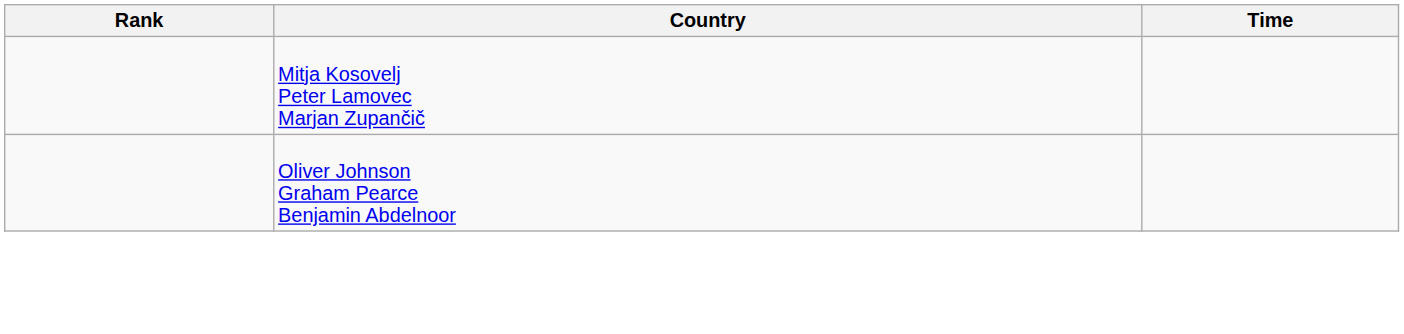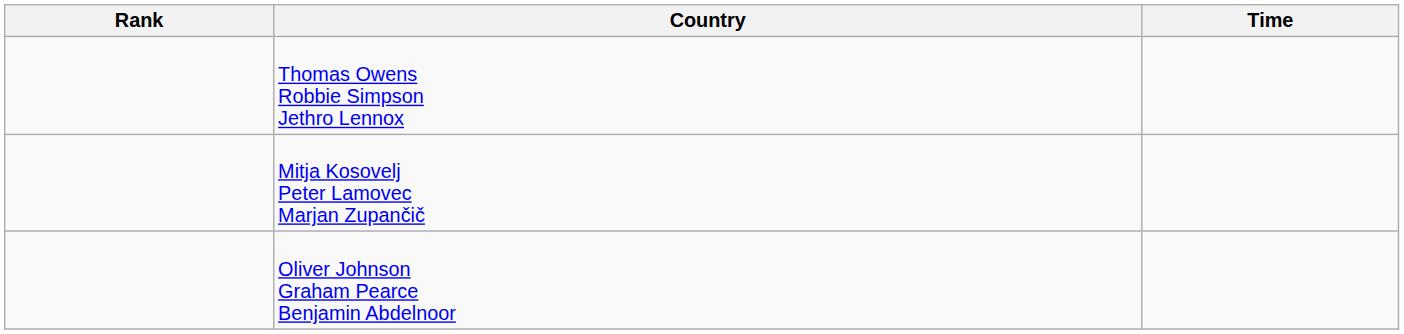+ row: (351, 96)
